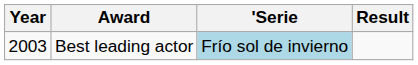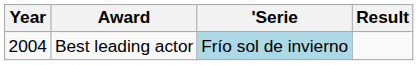(28, 45) 2003 -> (28, 45) 2004
